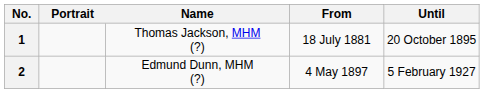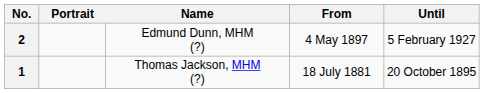rows swapped: (22, 39) <-> (22, 72)
